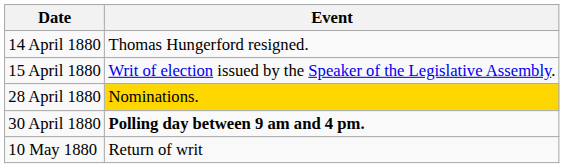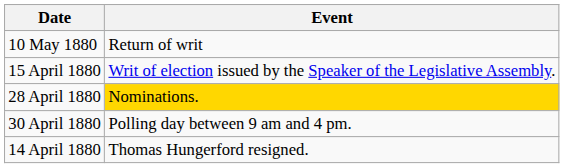rows swapped: (55, 44) <-> (53, 149)
(237, 123) bold -> (230, 123) normal
